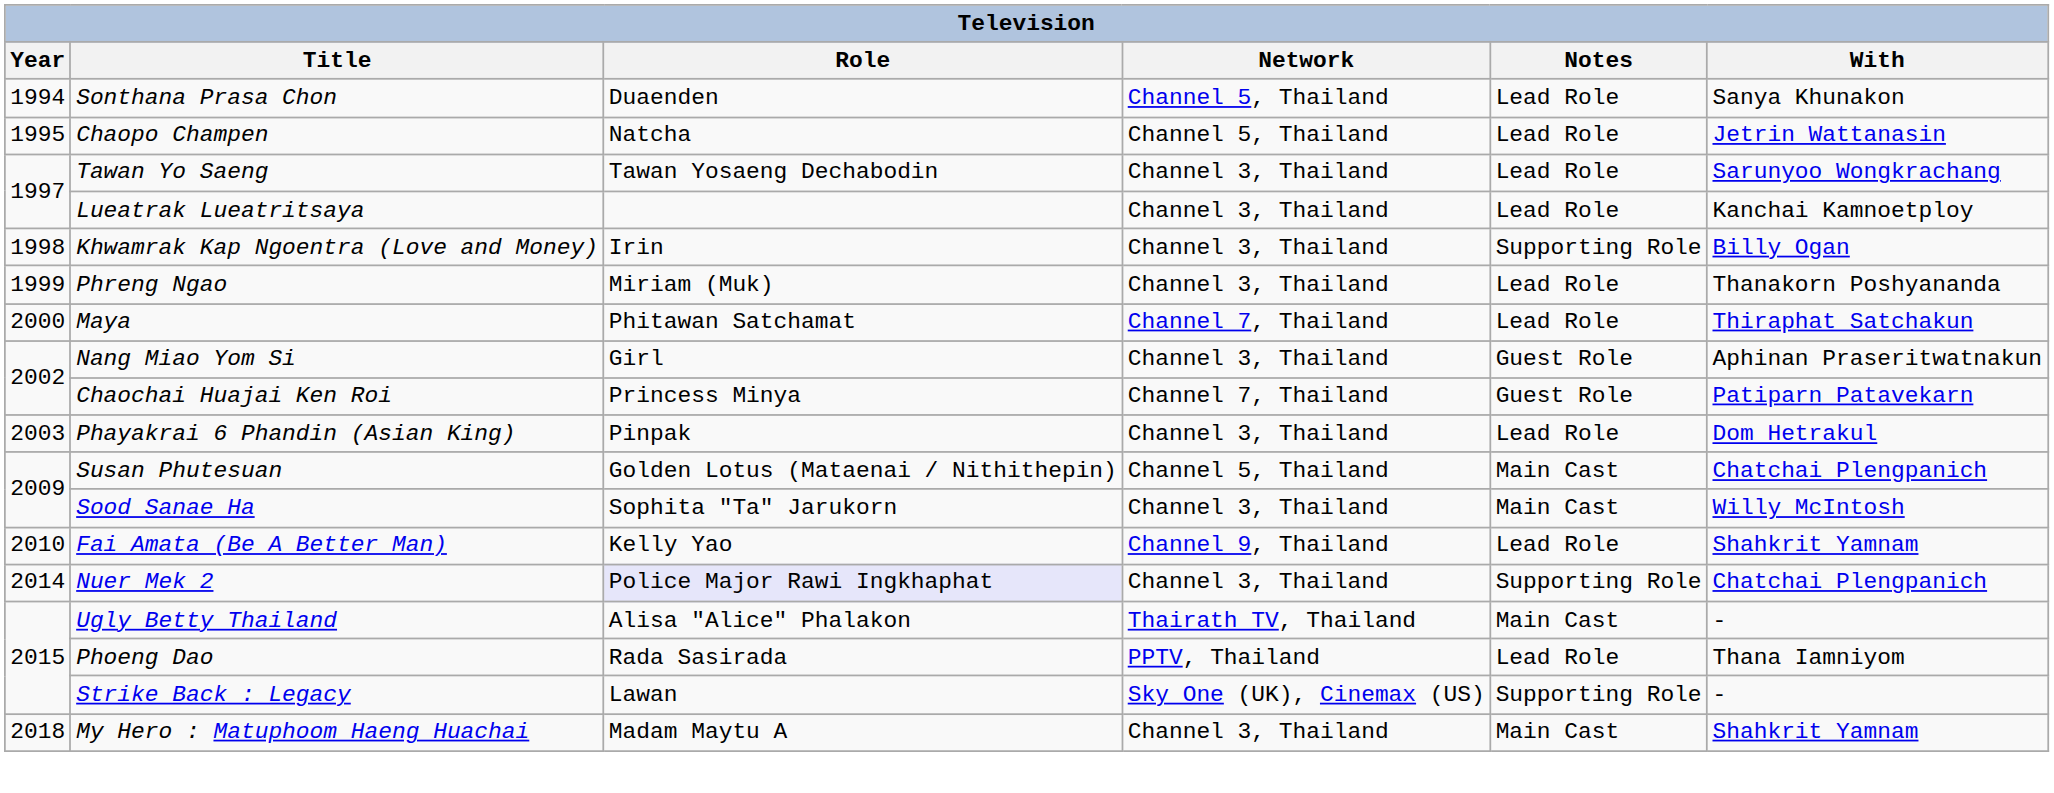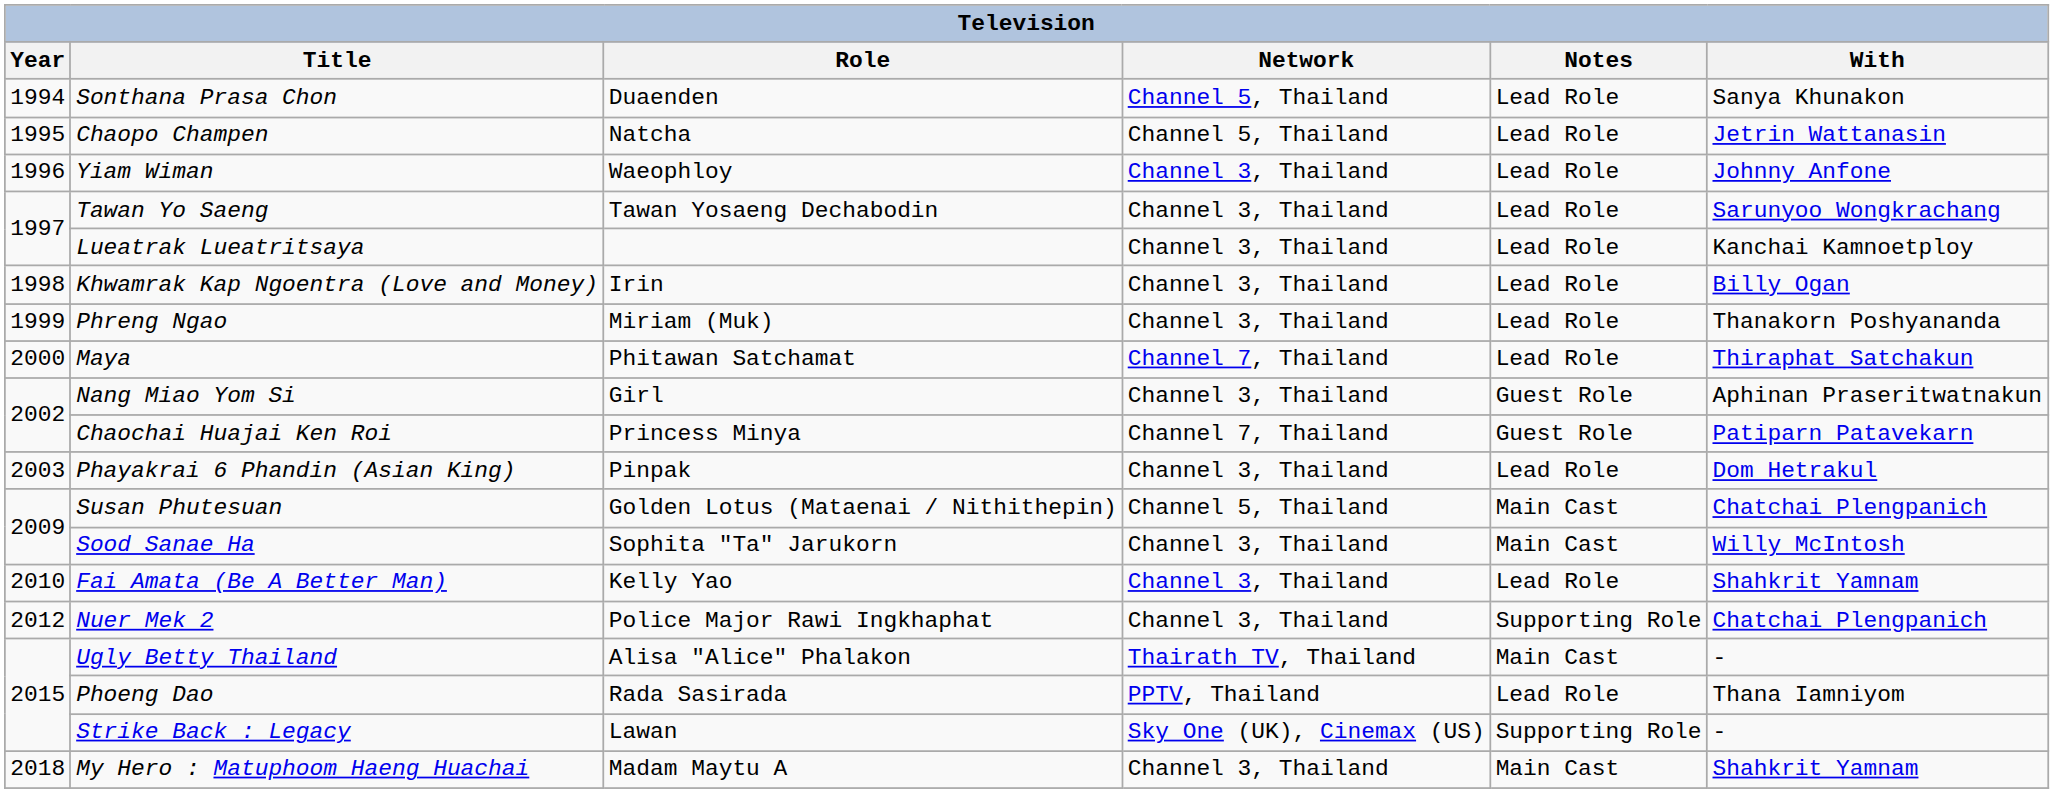+ row: (145, 173)
(1599, 247) Supporting Role -> (1557, 285) Lead Role
(1258, 546) Channel 9, Thailand -> (1258, 583) Channel 3, Thailand
(38, 583) 2014 -> (38, 620) 2012
(801, 583) lavender background -> (801, 620) no background
